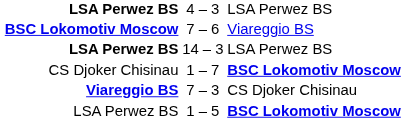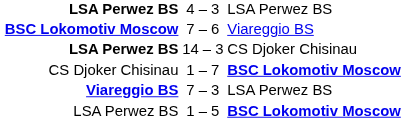(280, 49) LSA Perwez BS -> (292, 49) CS Djoker Chisinau
(292, 90) CS Djoker Chisinau -> (280, 90) LSA Perwez BS
